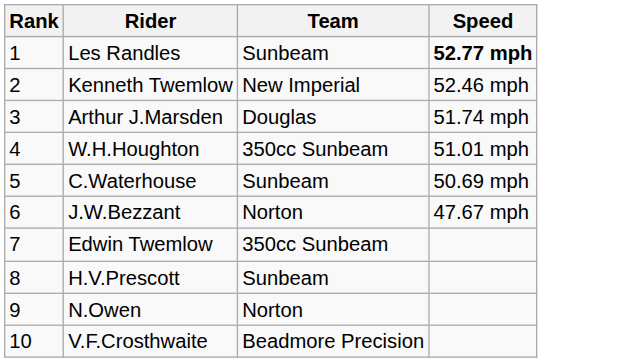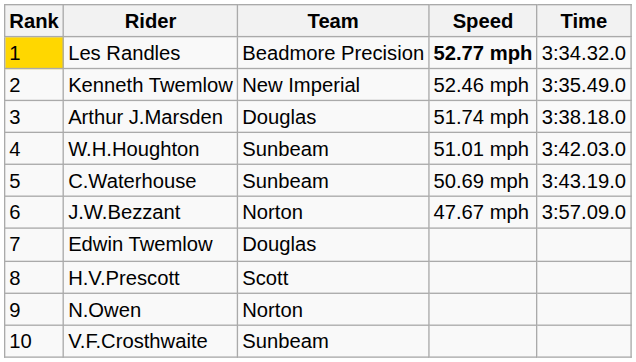+ column: (584, 21)
(15, 53) no background -> (15, 53) gold background
(285, 53) Sunbeam -> (333, 53) Beadmore Precision
(315, 149) 350cc Sunbeam -> (285, 149) Sunbeam
(315, 245) 350cc Sunbeam -> (279, 245) Douglas
(285, 277) Sunbeam -> (265, 277) Scott
(333, 341) Beadmore Precision -> (285, 341) Sunbeam
